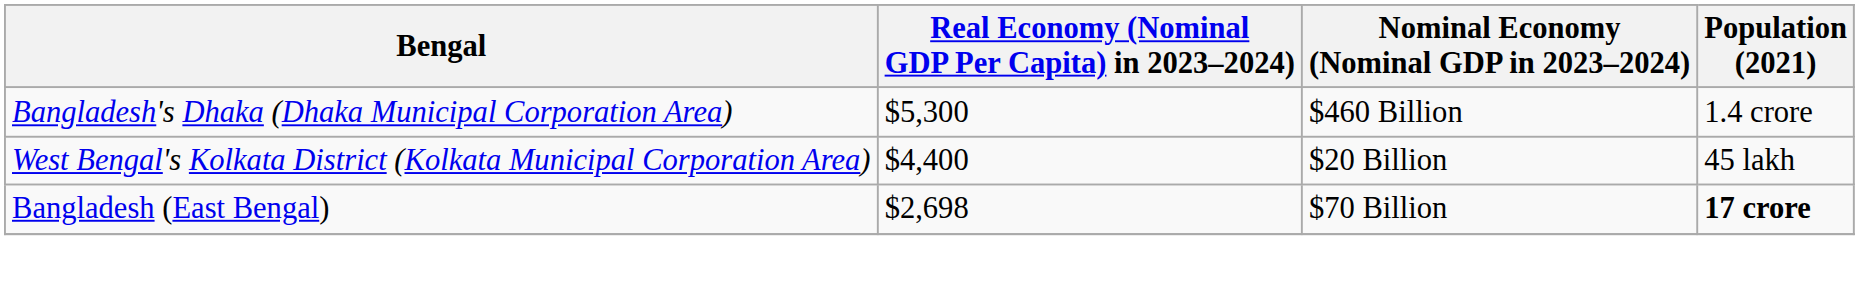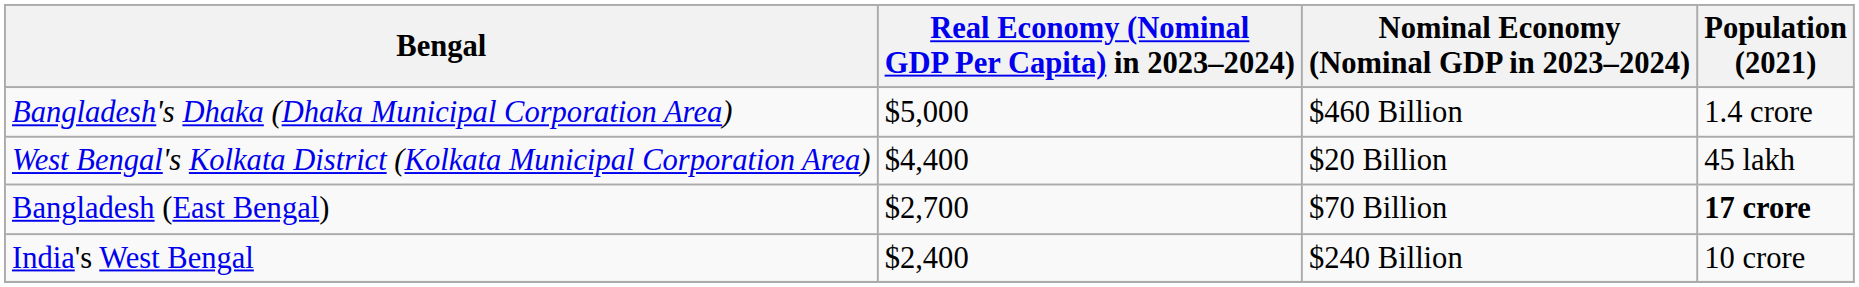(927, 111) $5,300 -> (927, 111) $5,000
(927, 208) $2,698 -> (927, 208) $2,700
+ row: (133, 256)
